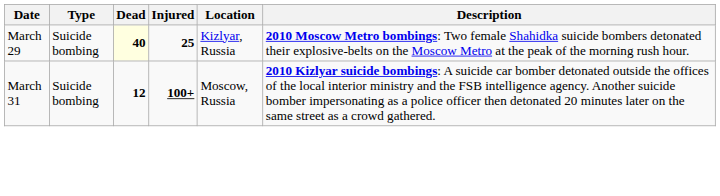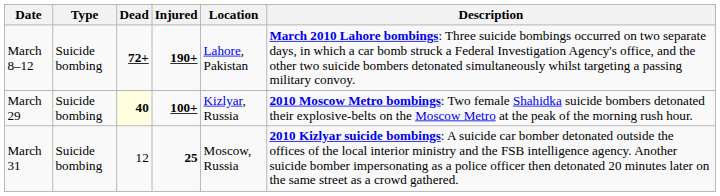+ row: (25, 57)
(188, 43) 25 -> (184, 108) 100+
(139, 93) bold -> (142, 158) normal
(181, 93) 100+ -> (191, 158) 25
